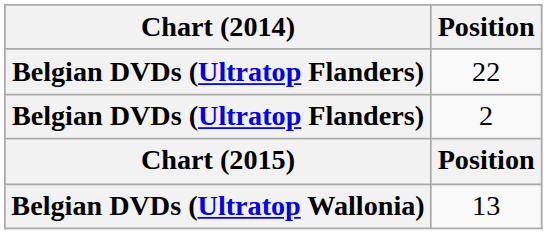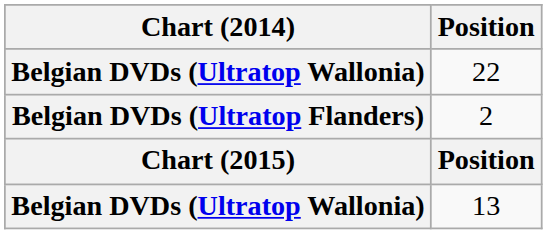(218, 71) Belgian DVDs (Ultratop Flanders) -> (218, 71) Belgian DVDs (Ultratop Wallonia)
